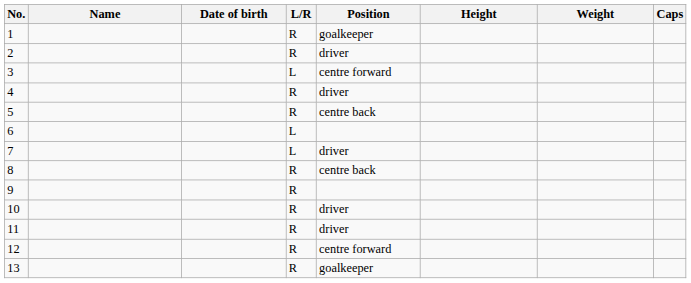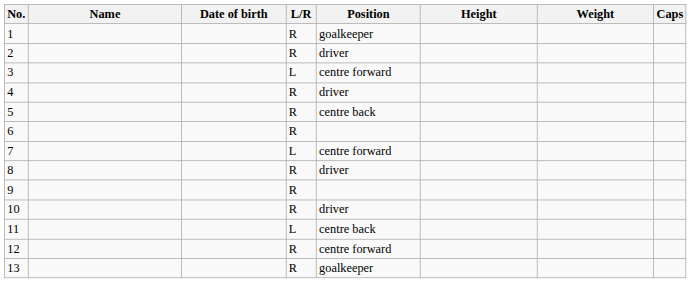(293, 131) L -> (293, 131) R
(334, 151) driver -> (355, 151) centre forward
(347, 170) centre back -> (334, 170) driver
(293, 229) R -> (293, 229) L
(334, 229) driver -> (347, 229) centre back
